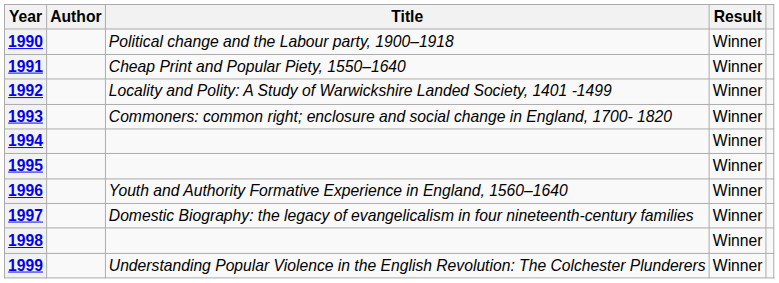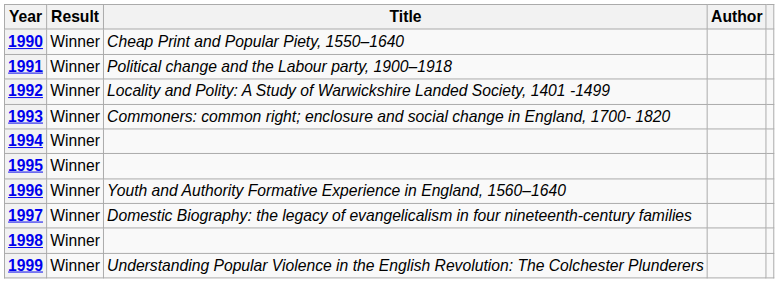columns swapped: (76, 16) <-> (738, 16)
(281, 41) Political change and the Labour party, 1900–1918 -> (256, 41) Cheap Print and Popular Piety, 1550–1640
(257, 66) Cheap Print and Popular Piety, 1550–1640 -> (280, 66) Political change and the Labour party, 1900–1918
